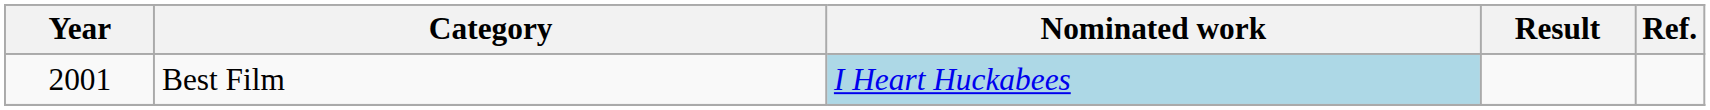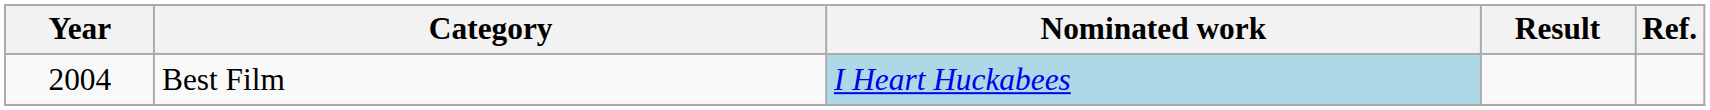(80, 79) 2001 -> (80, 79) 2004
